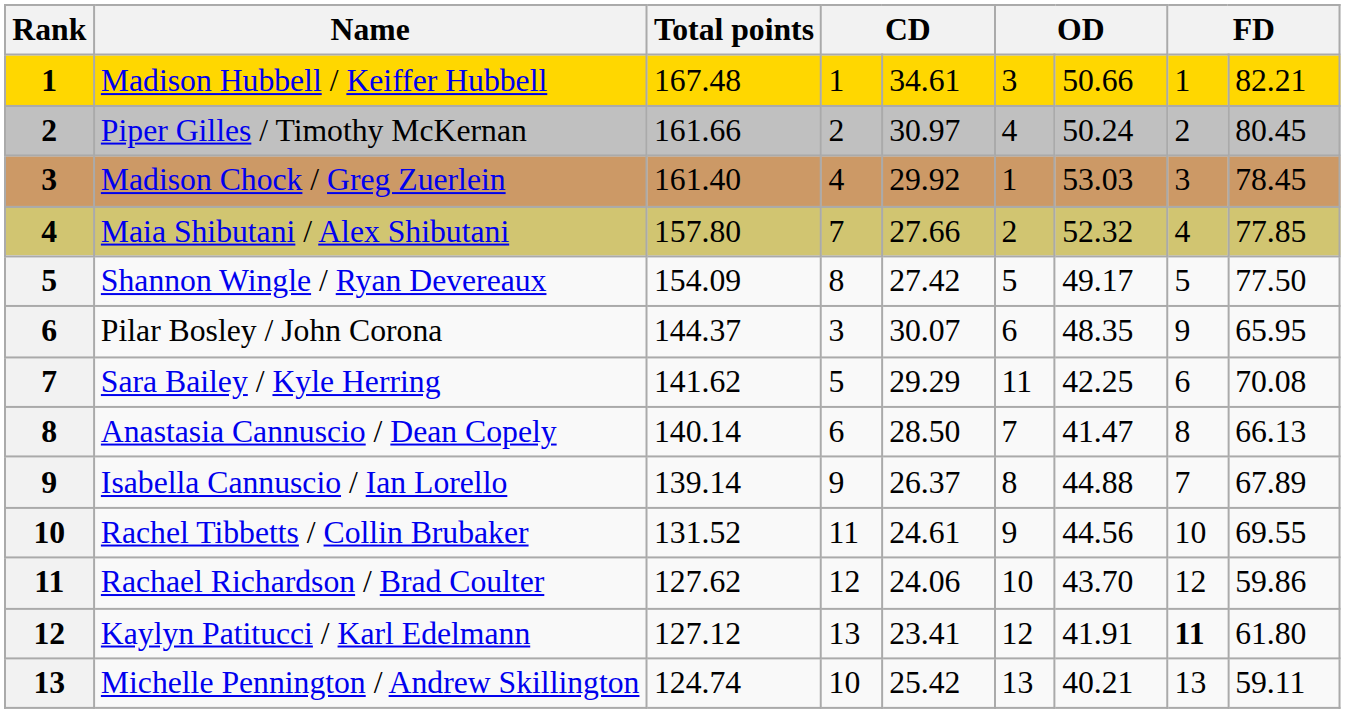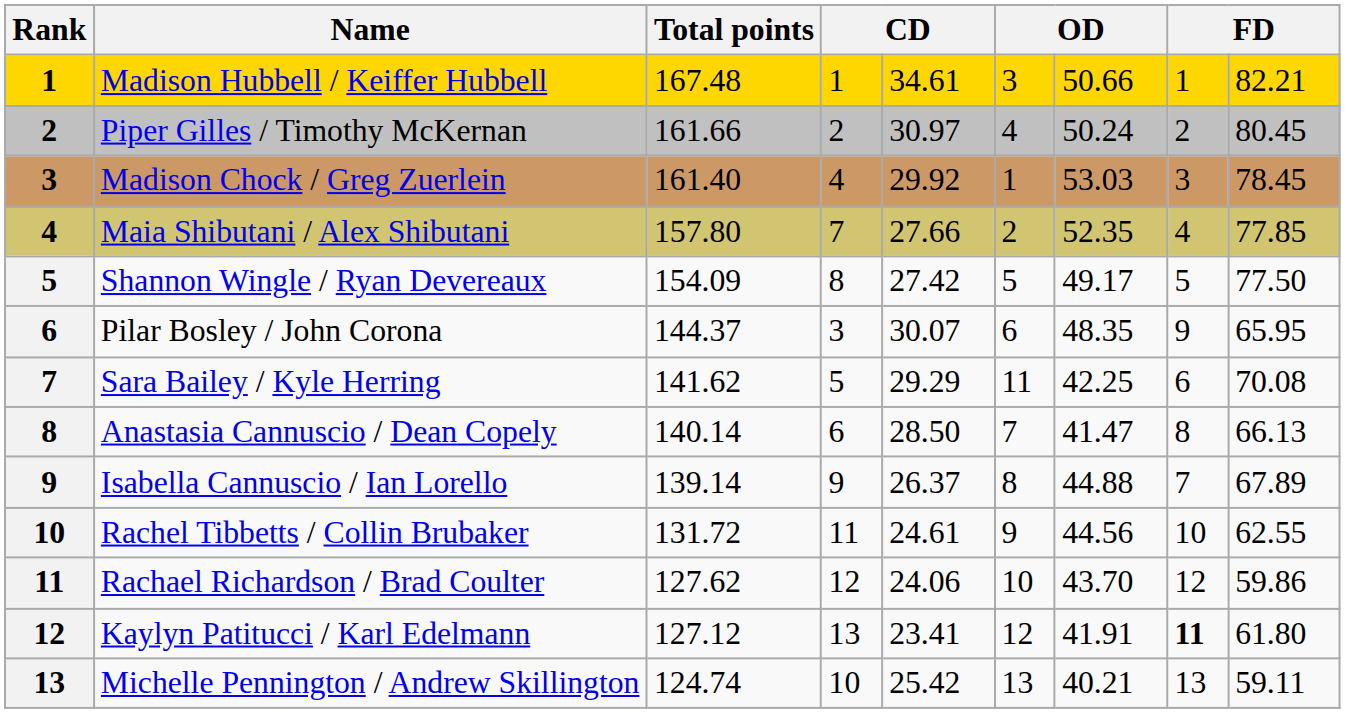(1098, 230) 52.32 -> (1098, 230) 52.35
(698, 532) 131.52 -> (698, 532) 131.72
(1271, 532) 69.55 -> (1271, 532) 62.55
